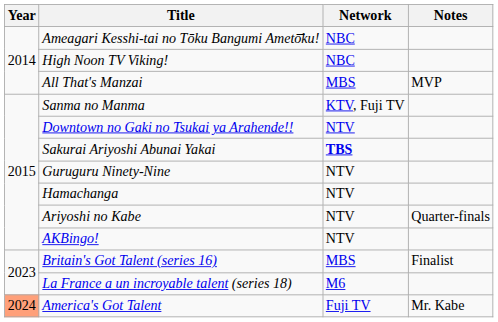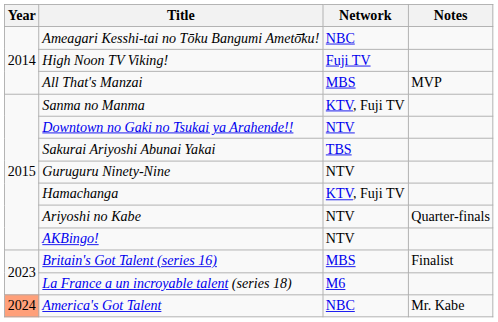(340, 60) NBC -> (348, 60) Fuji TV
(339, 149) bold -> (339, 149) normal
(340, 194) NTV -> (365, 194) KTV, Fuji TV
(348, 305) Fuji TV -> (340, 305) NBC
